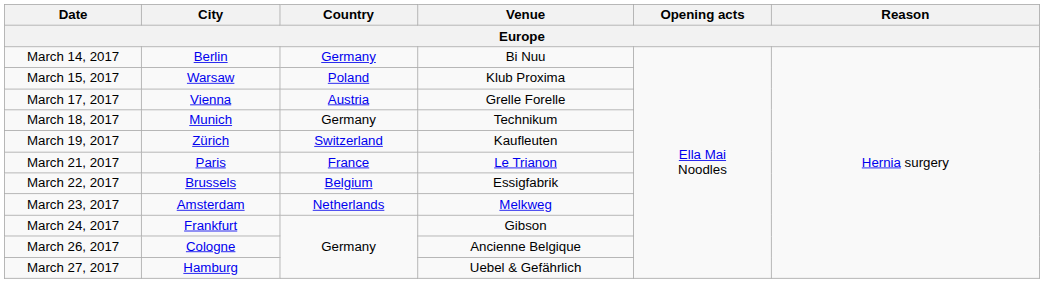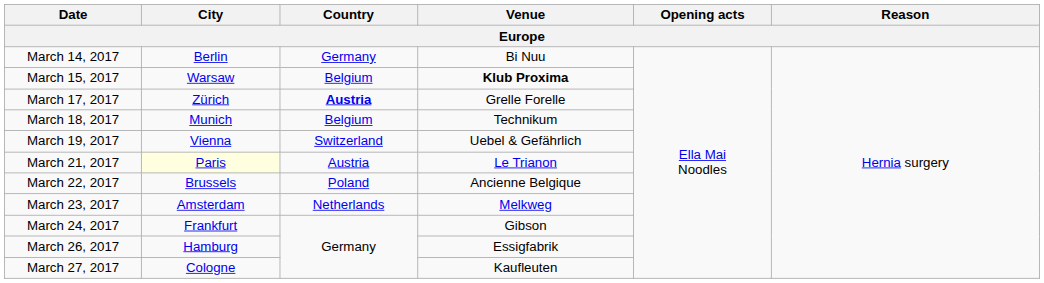(349, 78) Poland -> (349, 78) Belgium
(526, 78) normal -> (526, 78) bold
(211, 99) Vienna -> (211, 99) Zürich
(349, 99) normal -> (349, 99) bold
(349, 120) Germany -> (349, 120) Belgium
(211, 141) Zürich -> (211, 141) Vienna
(526, 141) Kaufleuten -> (526, 141) Uebel & Gefährlich
(211, 162) no background -> (211, 162) lightyellow background
(349, 162) France -> (349, 162) Austria
(349, 183) Belgium -> (349, 183) Poland
(526, 183) Essigfabrik -> (526, 183) Ancienne Belgique
(211, 246) Cologne -> (211, 246) Hamburg
(526, 246) Ancienne Belgique -> (526, 246) Essigfabrik
(211, 267) Hamburg -> (211, 267) Cologne
(526, 267) Uebel & Gefährlich -> (526, 267) Kaufleuten
